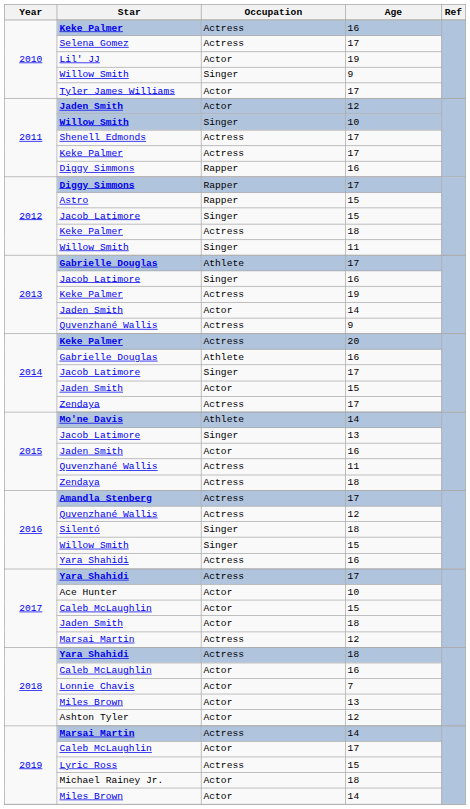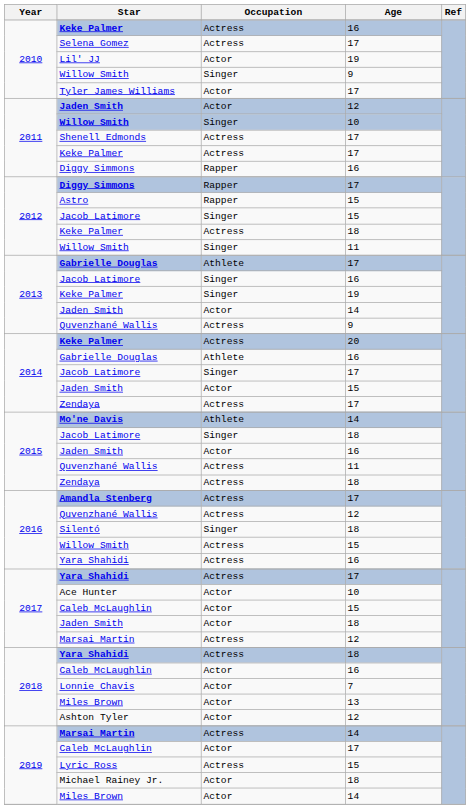(224, 294) Actress -> (221, 294) Singer
(353, 436) 13 -> (353, 436) 18
(221, 545) Singer -> (224, 545) Actress
